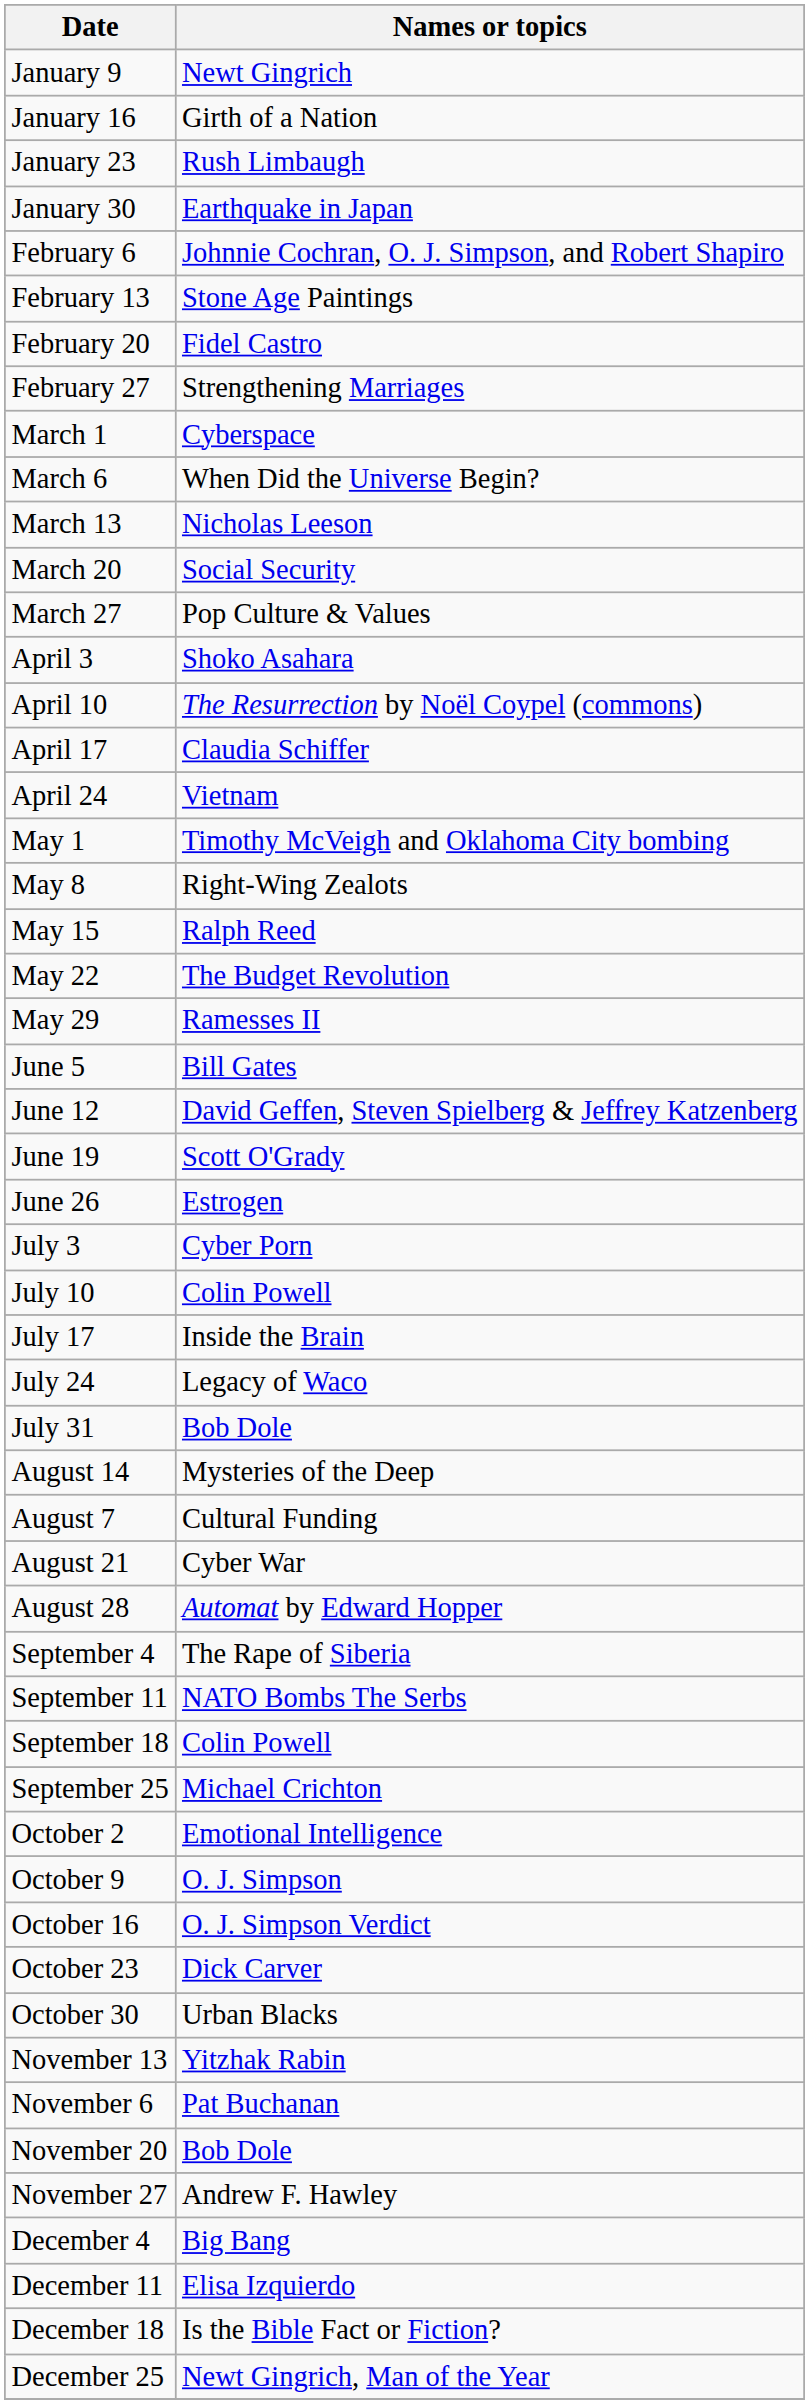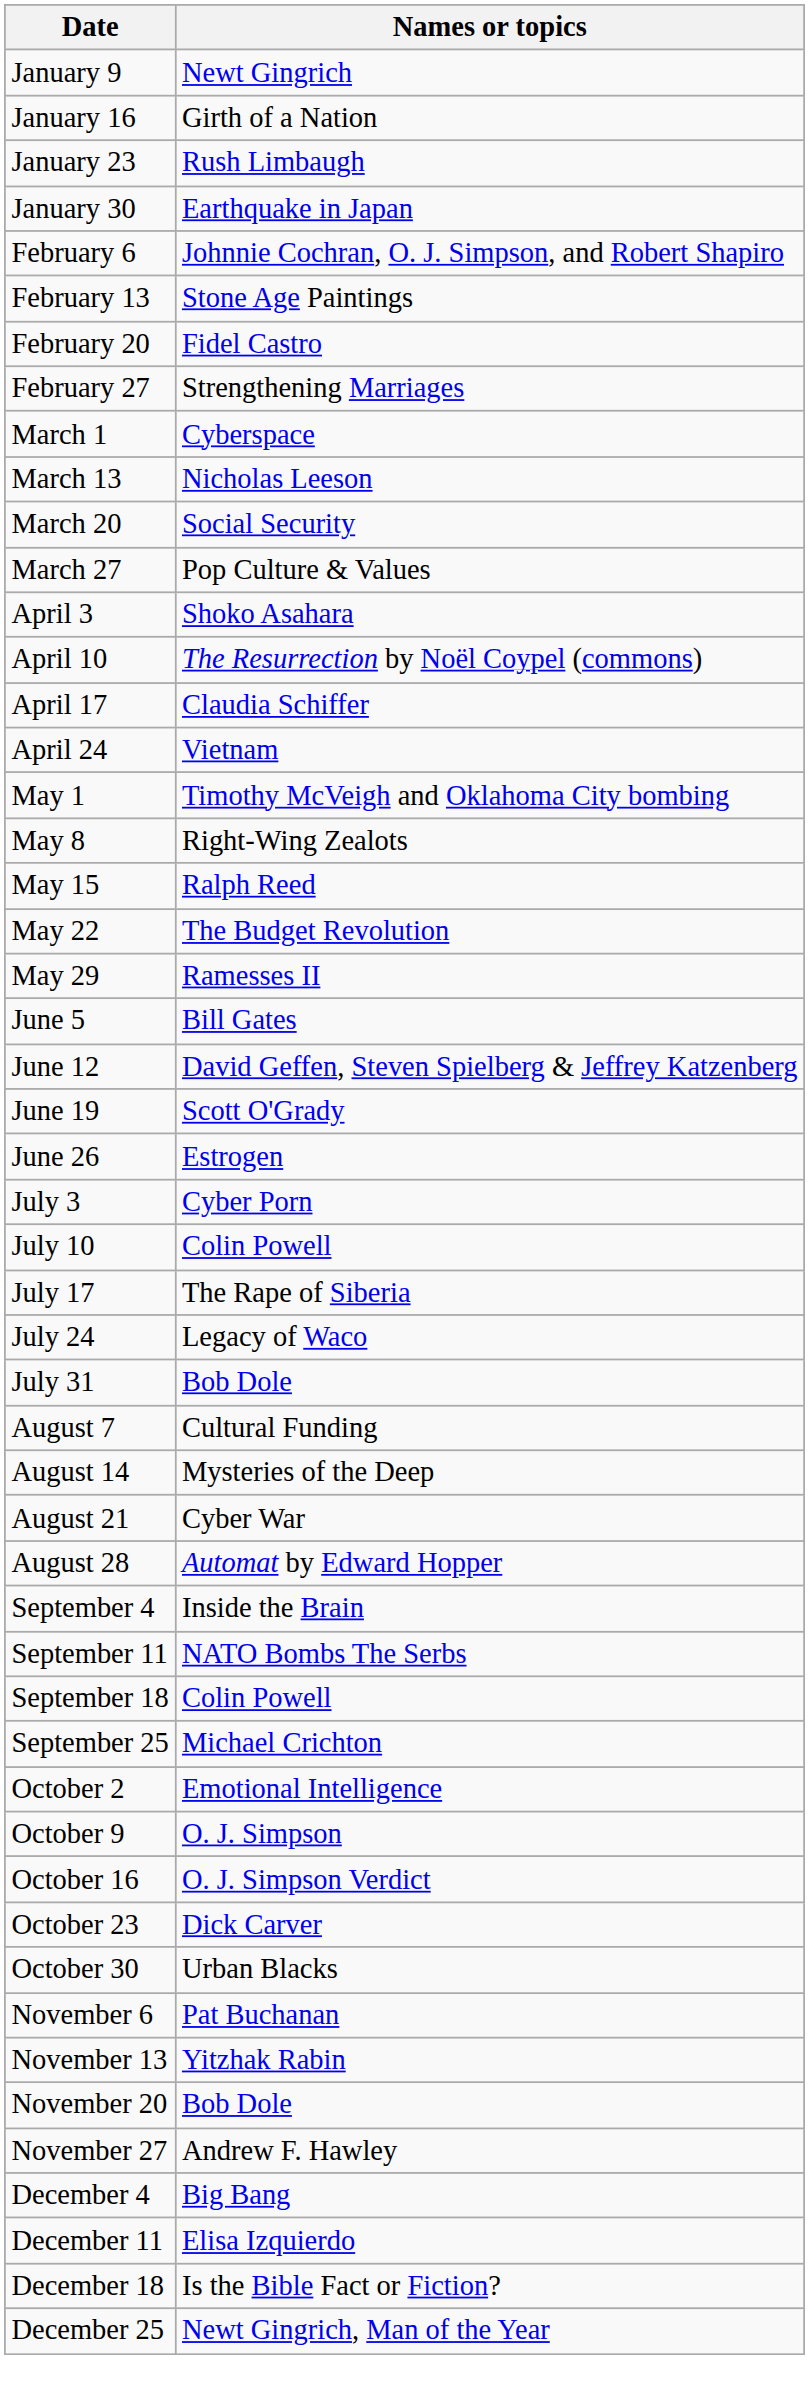- row: (59, 478)
(273, 1336) Inside the Brain -> (296, 1291) The Rape of Siberia
rows swapped: (63, 1517) <-> (70, 1472)
(296, 1653) The Rape of Siberia -> (273, 1607) Inside the Brain
rows swapped: (82, 2104) <-> (89, 2059)
